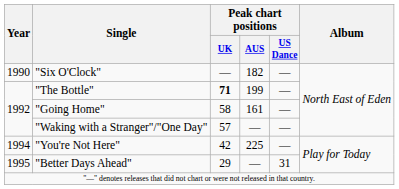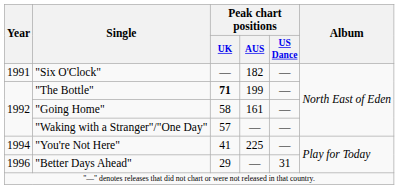(19, 72) 1990 -> (19, 72) 1991
(225, 145) 42 -> (225, 145) 41
(19, 163) 1995 -> (19, 163) 1996
